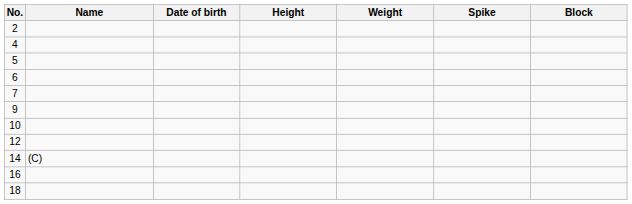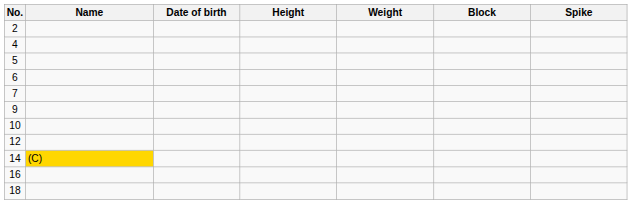columns swapped: (482, 12) <-> (579, 12)
(35, 158) no background -> (35, 158) gold background
